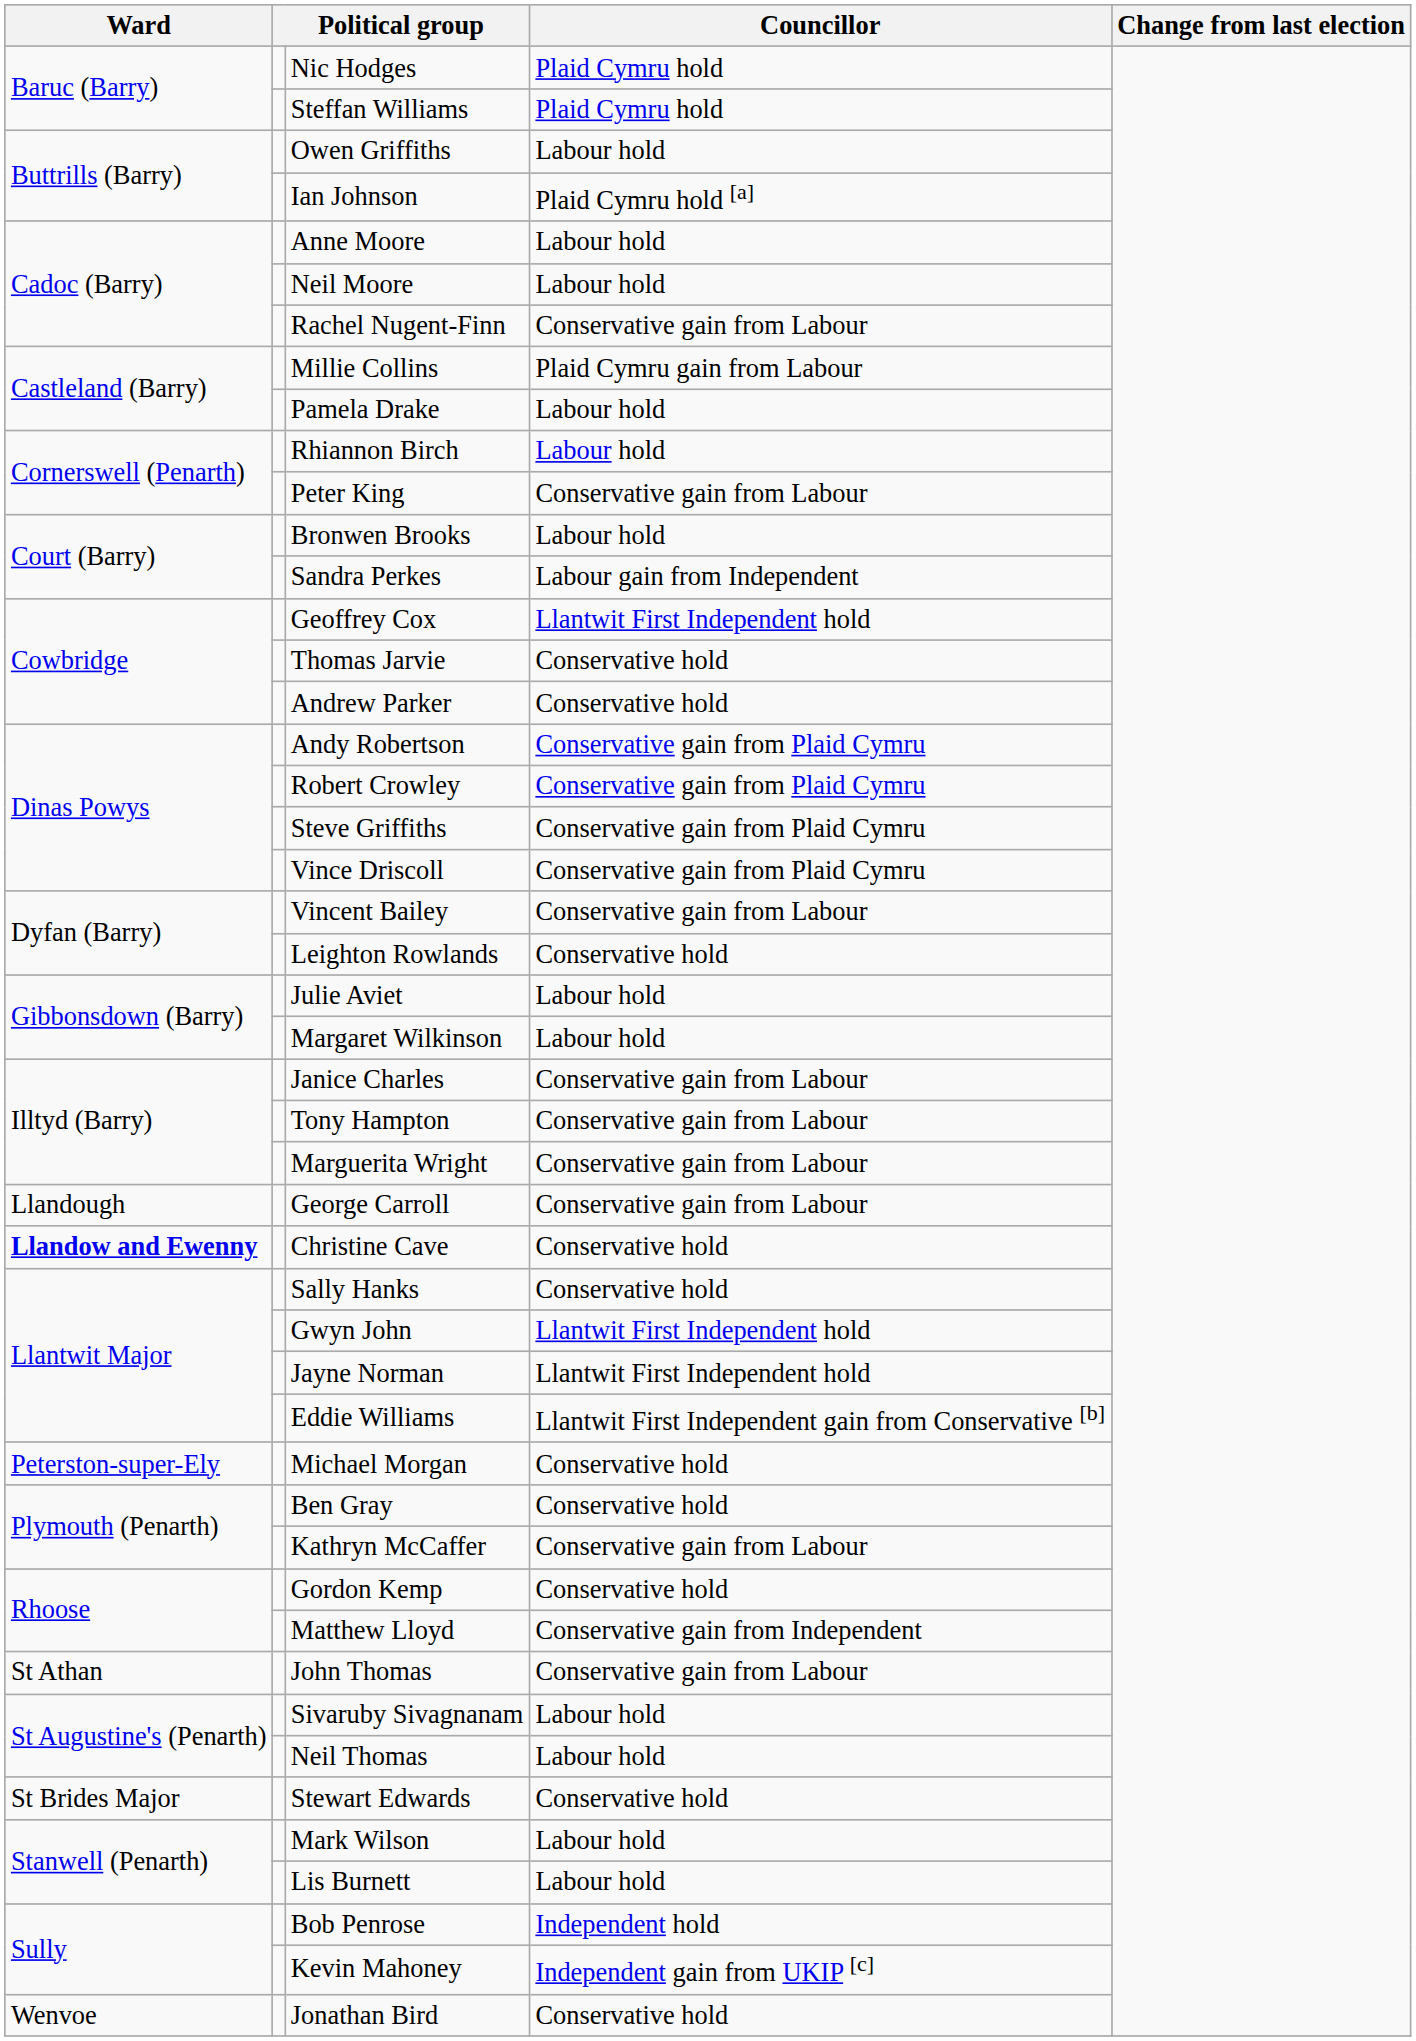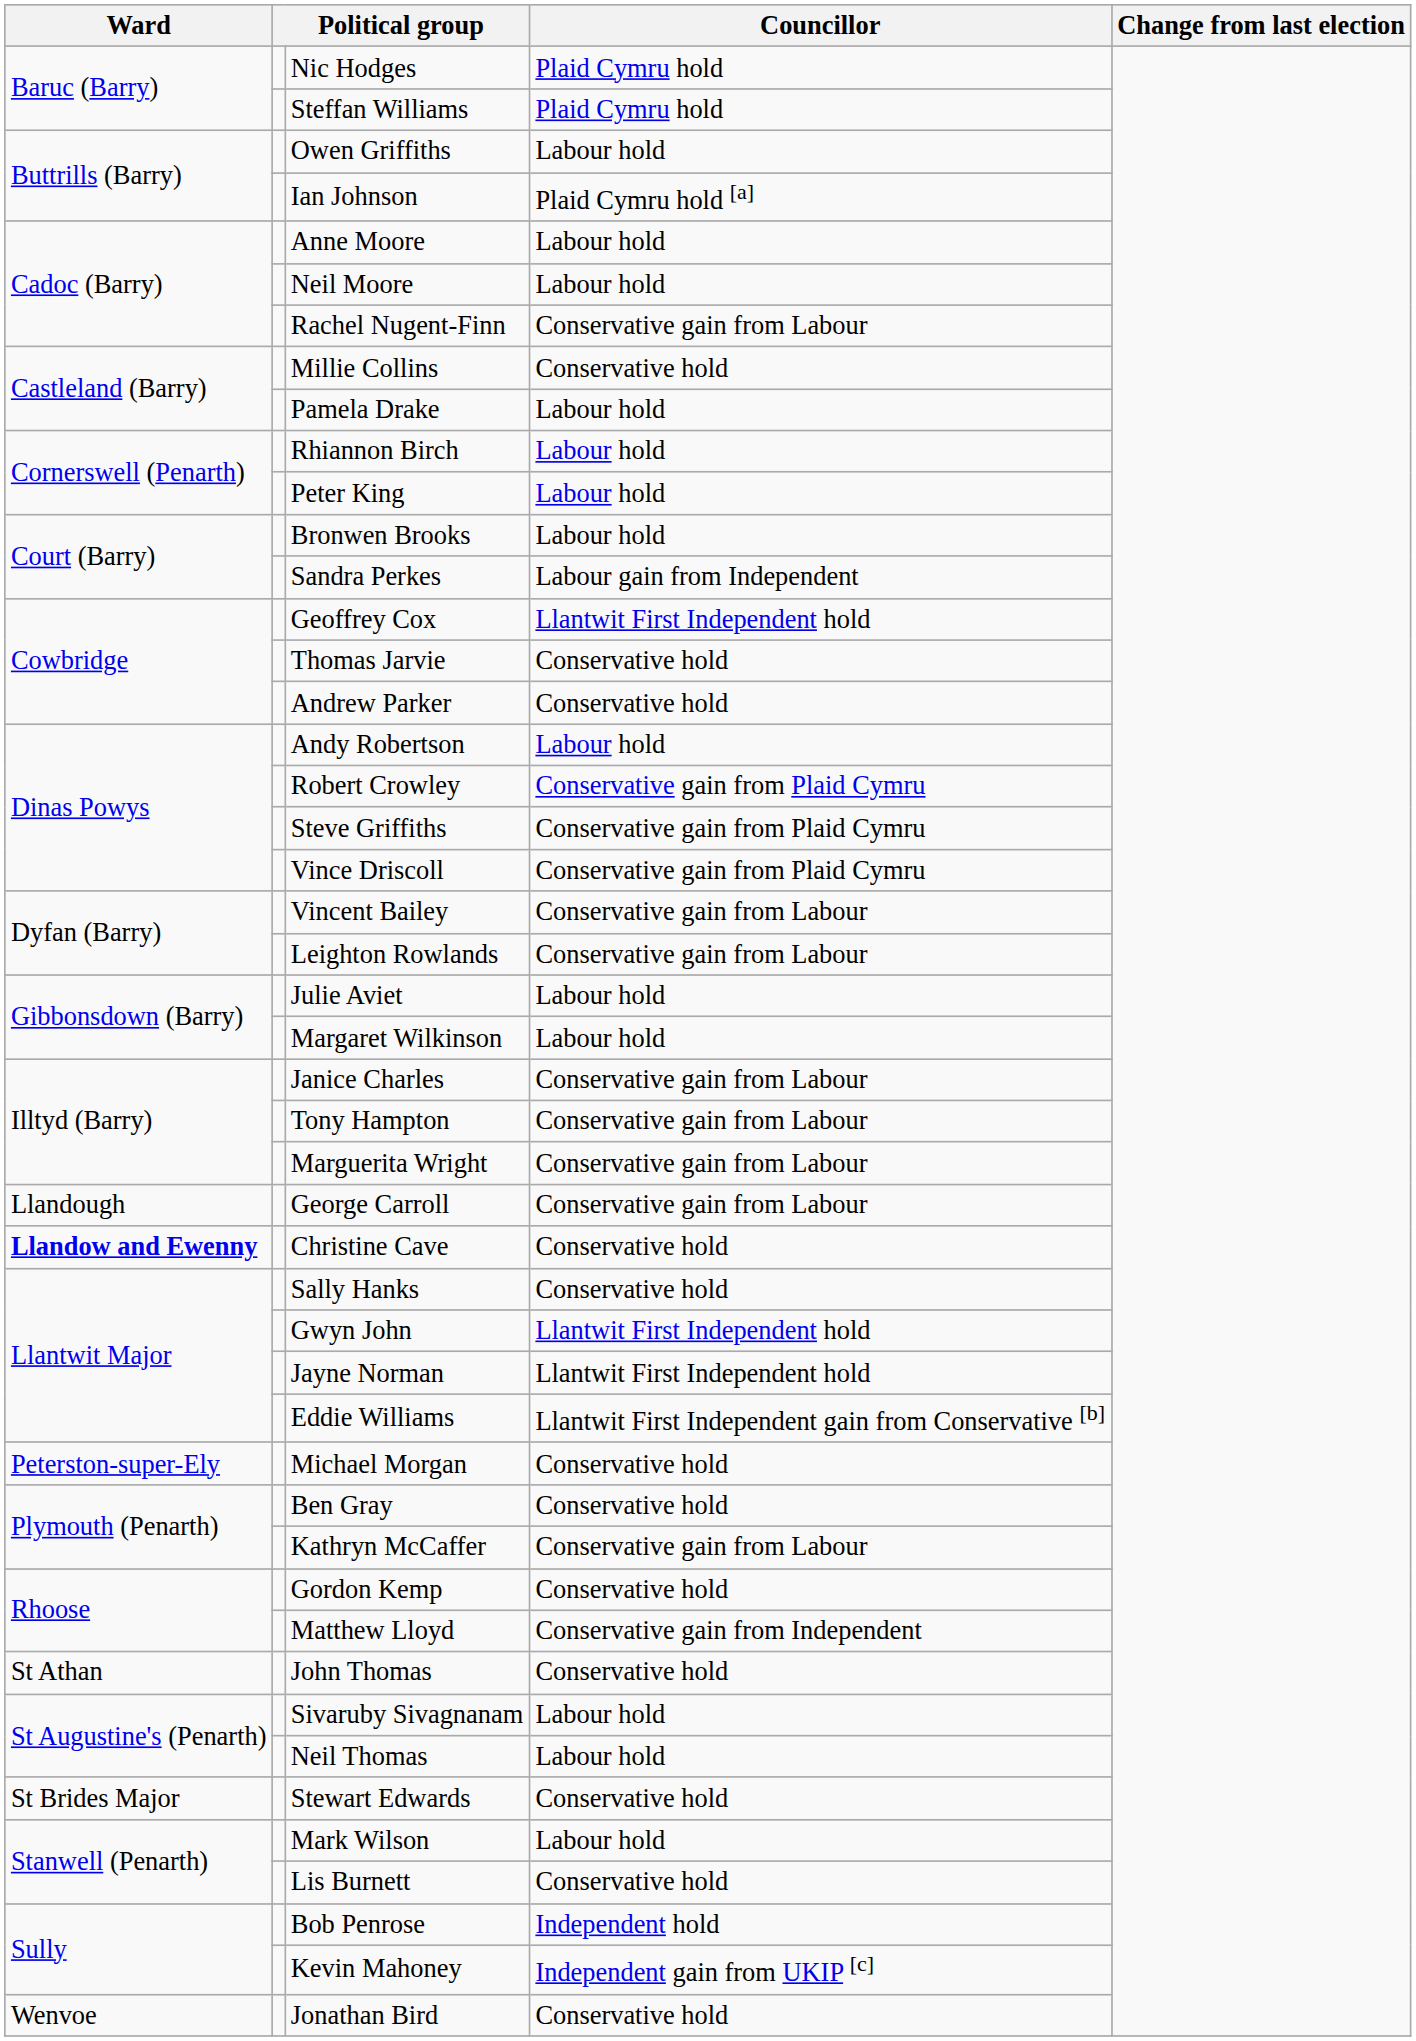(699, 367) Plaid Cymru gain from Labour -> (632, 367) Conservative hold
(701, 493) Conservative gain from Labour -> (600, 493) Labour hold
(730, 744) Conservative gain from Plaid Cymru -> (600, 744) Labour hold
(632, 953) Conservative hold -> (701, 953) Conservative gain from Labour
(701, 1672) Conservative gain from Labour -> (632, 1672) Conservative hold
(600, 1881) Labour hold -> (632, 1881) Conservative hold
